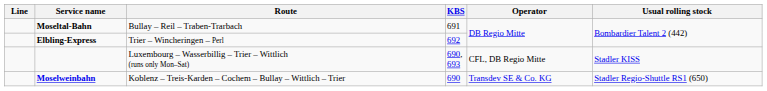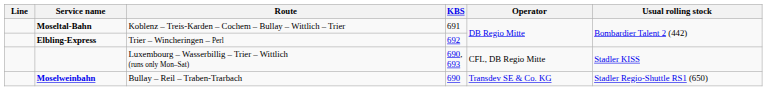(185, 25) Bullay – Reil – Traben-Trarbach -> (237, 25) Koblenz – Treis-Karden – Cochem – Bullay – Wittlich – Trier
(237, 78) Koblenz – Treis-Karden – Cochem – Bullay – Wittlich – Trier -> (185, 78) Bullay – Reil – Traben-Trarbach
